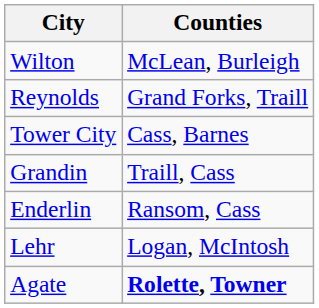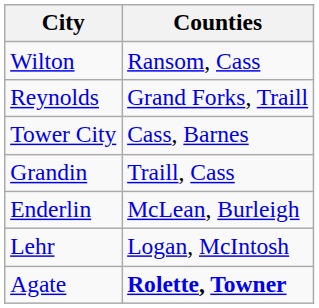(213, 60) McLean, Burleigh -> (194, 60) Ransom, Cass
(194, 209) Ransom, Cass -> (213, 209) McLean, Burleigh
